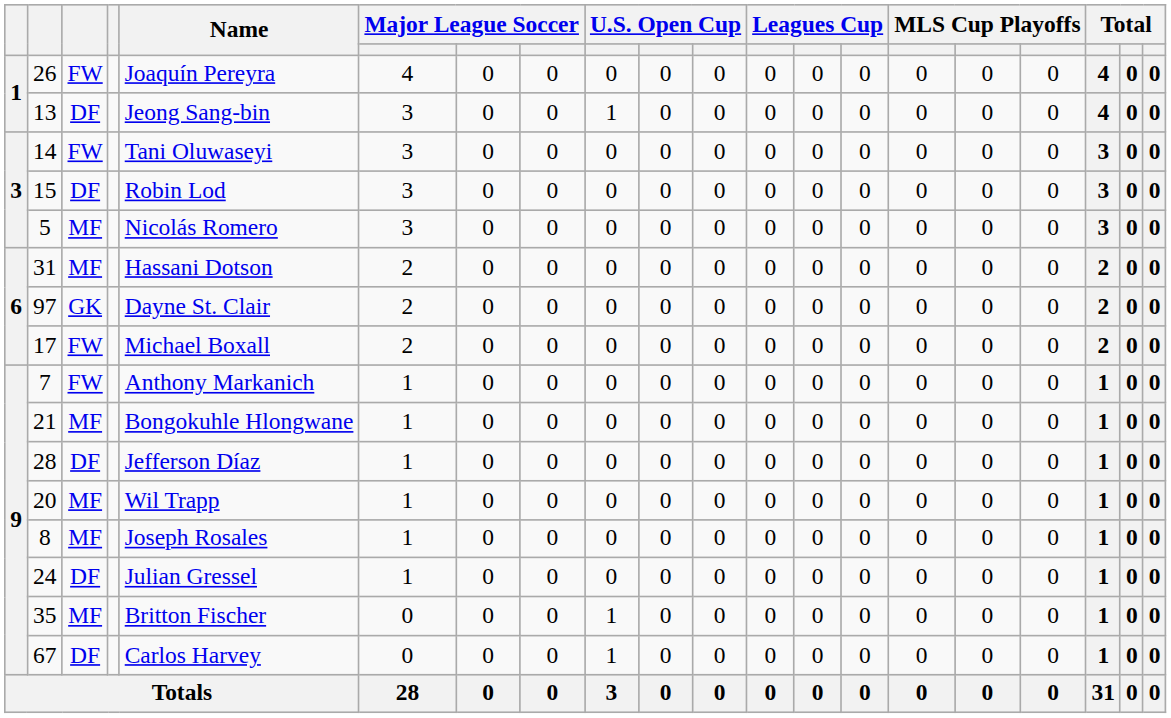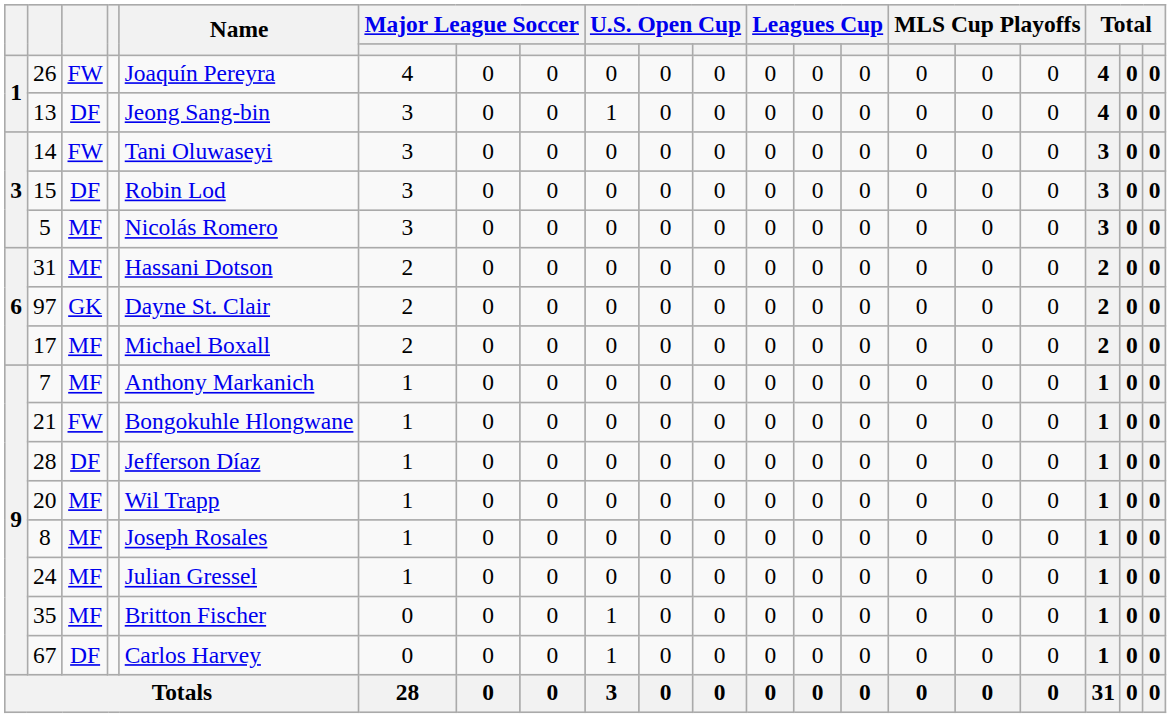(85, 344) FW -> (85, 344) MF
(85, 383) FW -> (85, 383) MF
(85, 422) MF -> (85, 422) FW
(85, 577) DF -> (85, 577) MF
